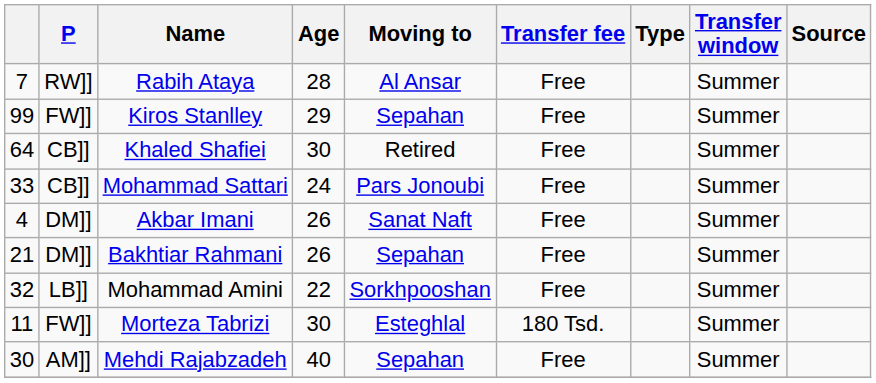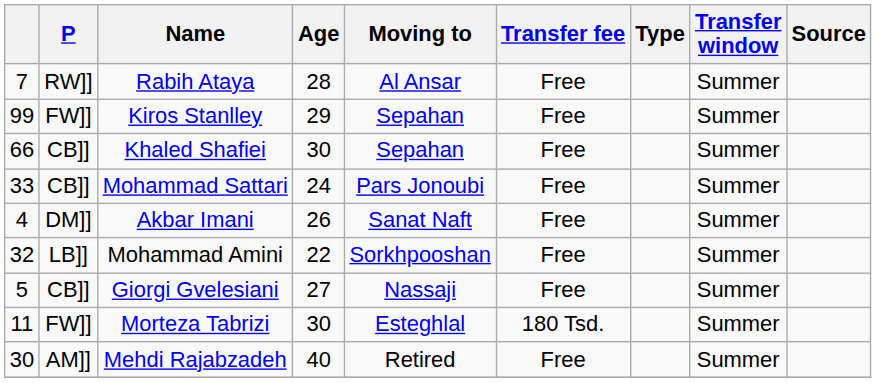(22, 150) 64 -> (22, 150) 66
(420, 150) Retired -> (420, 150) Sepahan
- row: (195, 255)
+ row: (195, 289)
(420, 359) Sepahan -> (420, 359) Retired
